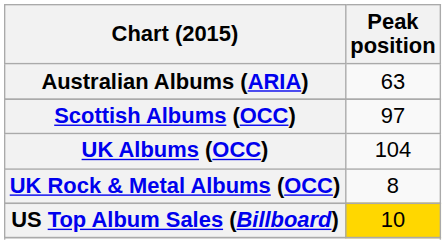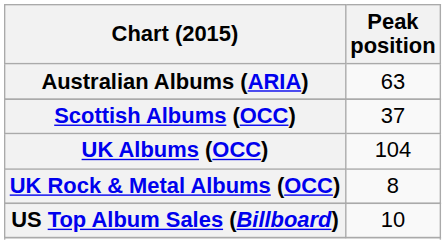(393, 116) 97 -> (393, 116) 37
(393, 220) gold background -> (393, 220) no background
